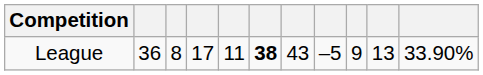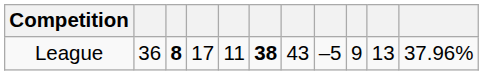(176, 53) normal -> (176, 53) bold
(439, 53) 33.90% -> (439, 53) 37.96%
